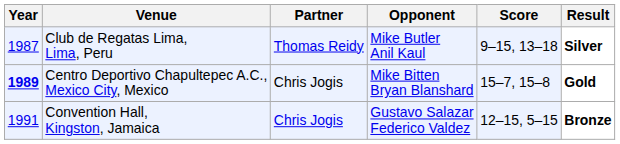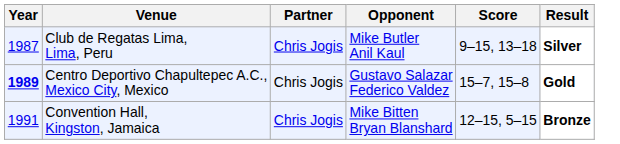(319, 46) Thomas Reidy -> (308, 46) Chris Jogis
(422, 83) Mike Bitten Bryan Blanshard -> (401, 83) Gustavo Salazar Federico Valdez
(422, 121) Gustavo Salazar Federico Valdez -> (401, 121) Mike Bitten Bryan Blanshard
